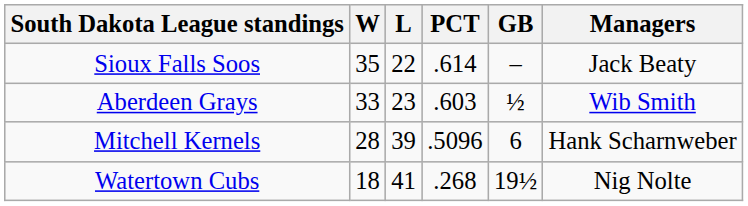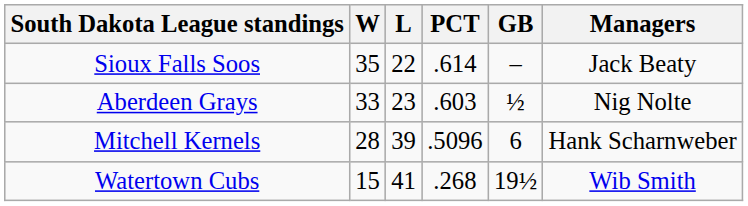(643, 102) Wib Smith -> (643, 102) Nig Nolte
(368, 180) 18 -> (368, 180) 15
(643, 180) Nig Nolte -> (643, 180) Wib Smith
